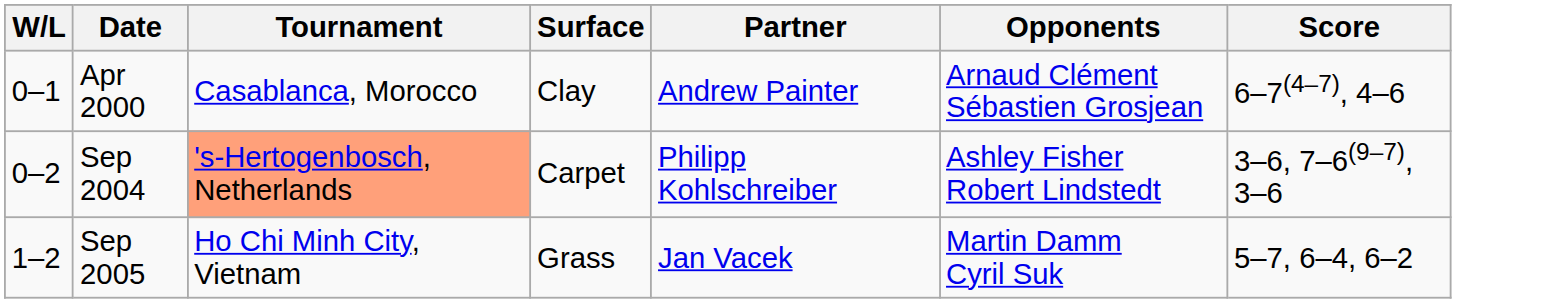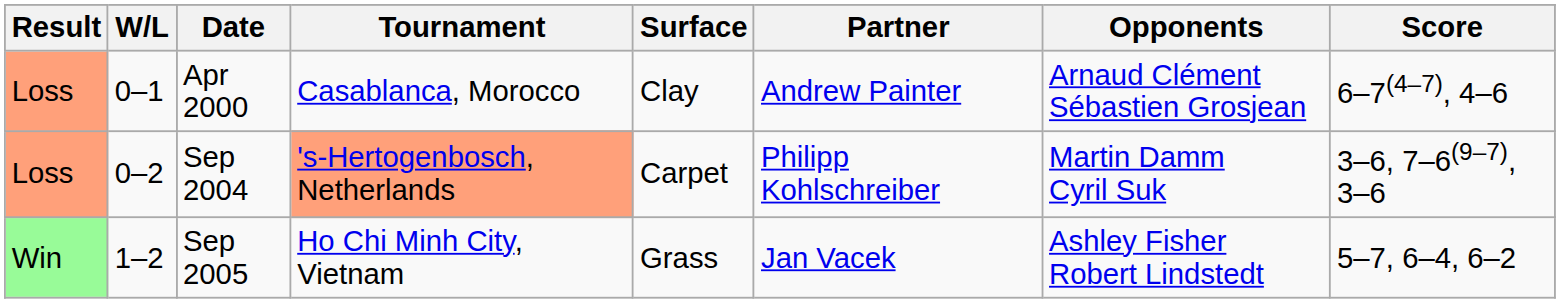+ column: (56, 27)
(1053, 173) Ashley Fisher Robert Lindstedt -> (1137, 173) Martin Damm Cyril Suk
(1034, 257) Martin Damm Cyril Suk -> (1156, 257) Ashley Fisher Robert Lindstedt
